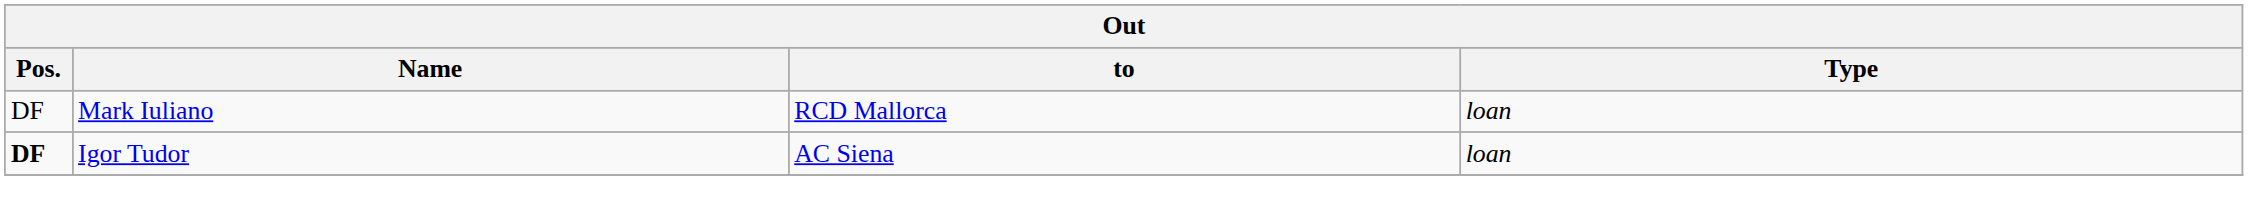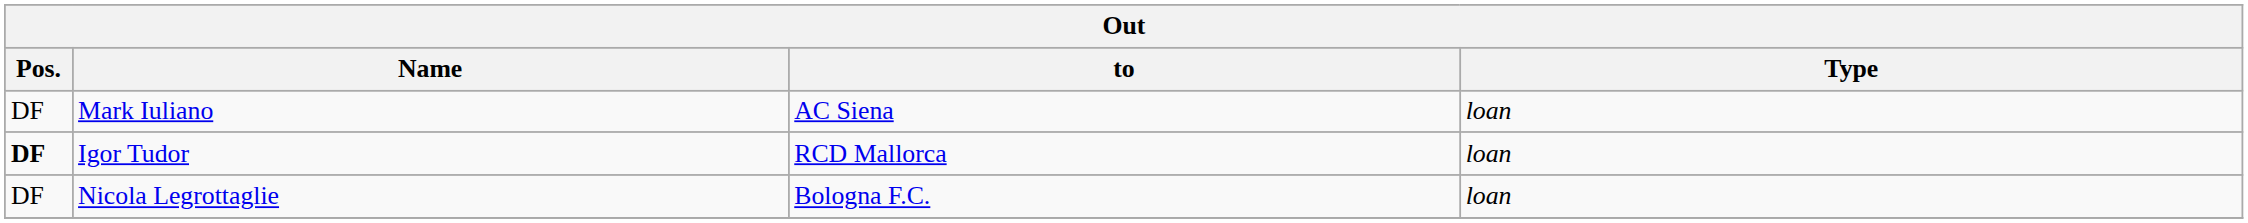(870, 111) RCD Mallorca -> (844, 111) AC Siena
(844, 153) AC Siena -> (870, 153) RCD Mallorca
+ row: (179, 196)
